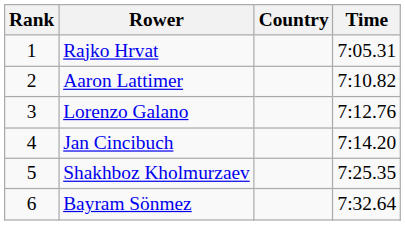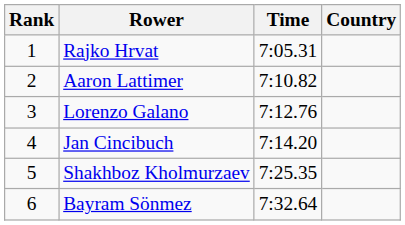columns swapped: (294, 19) <-> (367, 19)
